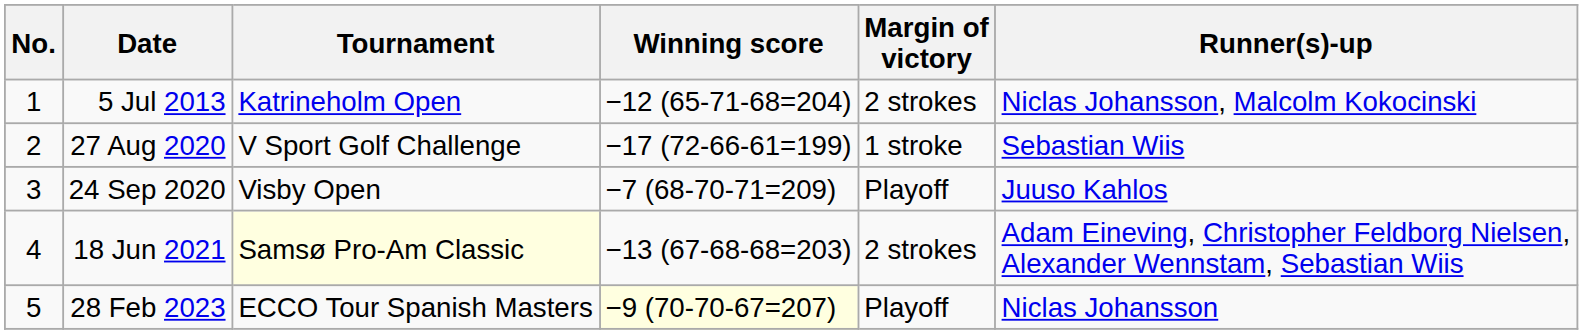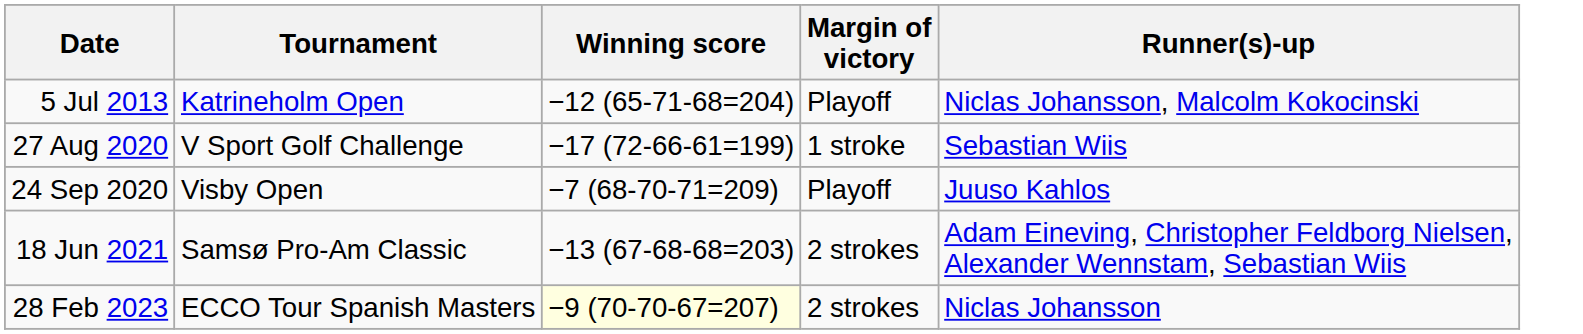- column: (34, 42)
(920, 102) 2 strokes -> (849, 102) Playoff
(381, 249) lightyellow background -> (324, 249) no background
(906, 308) Playoff -> (863, 308) 2 strokes
